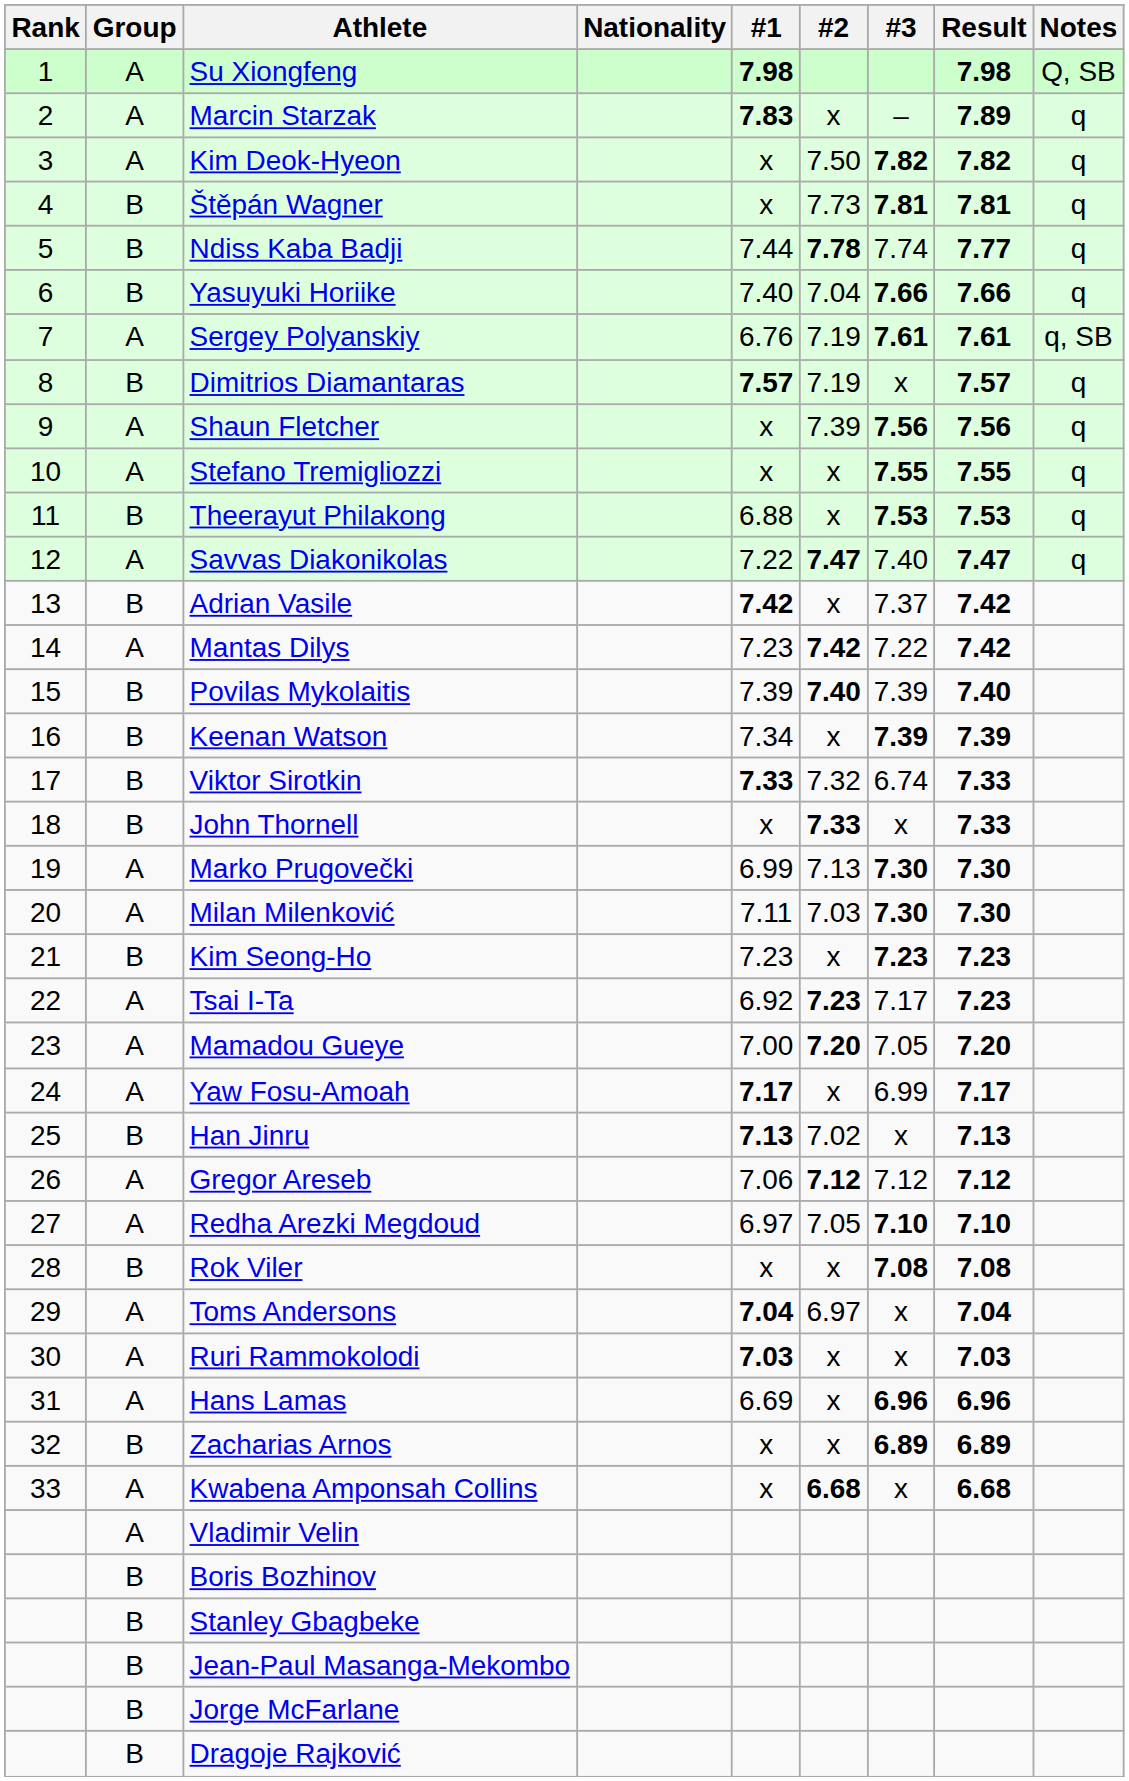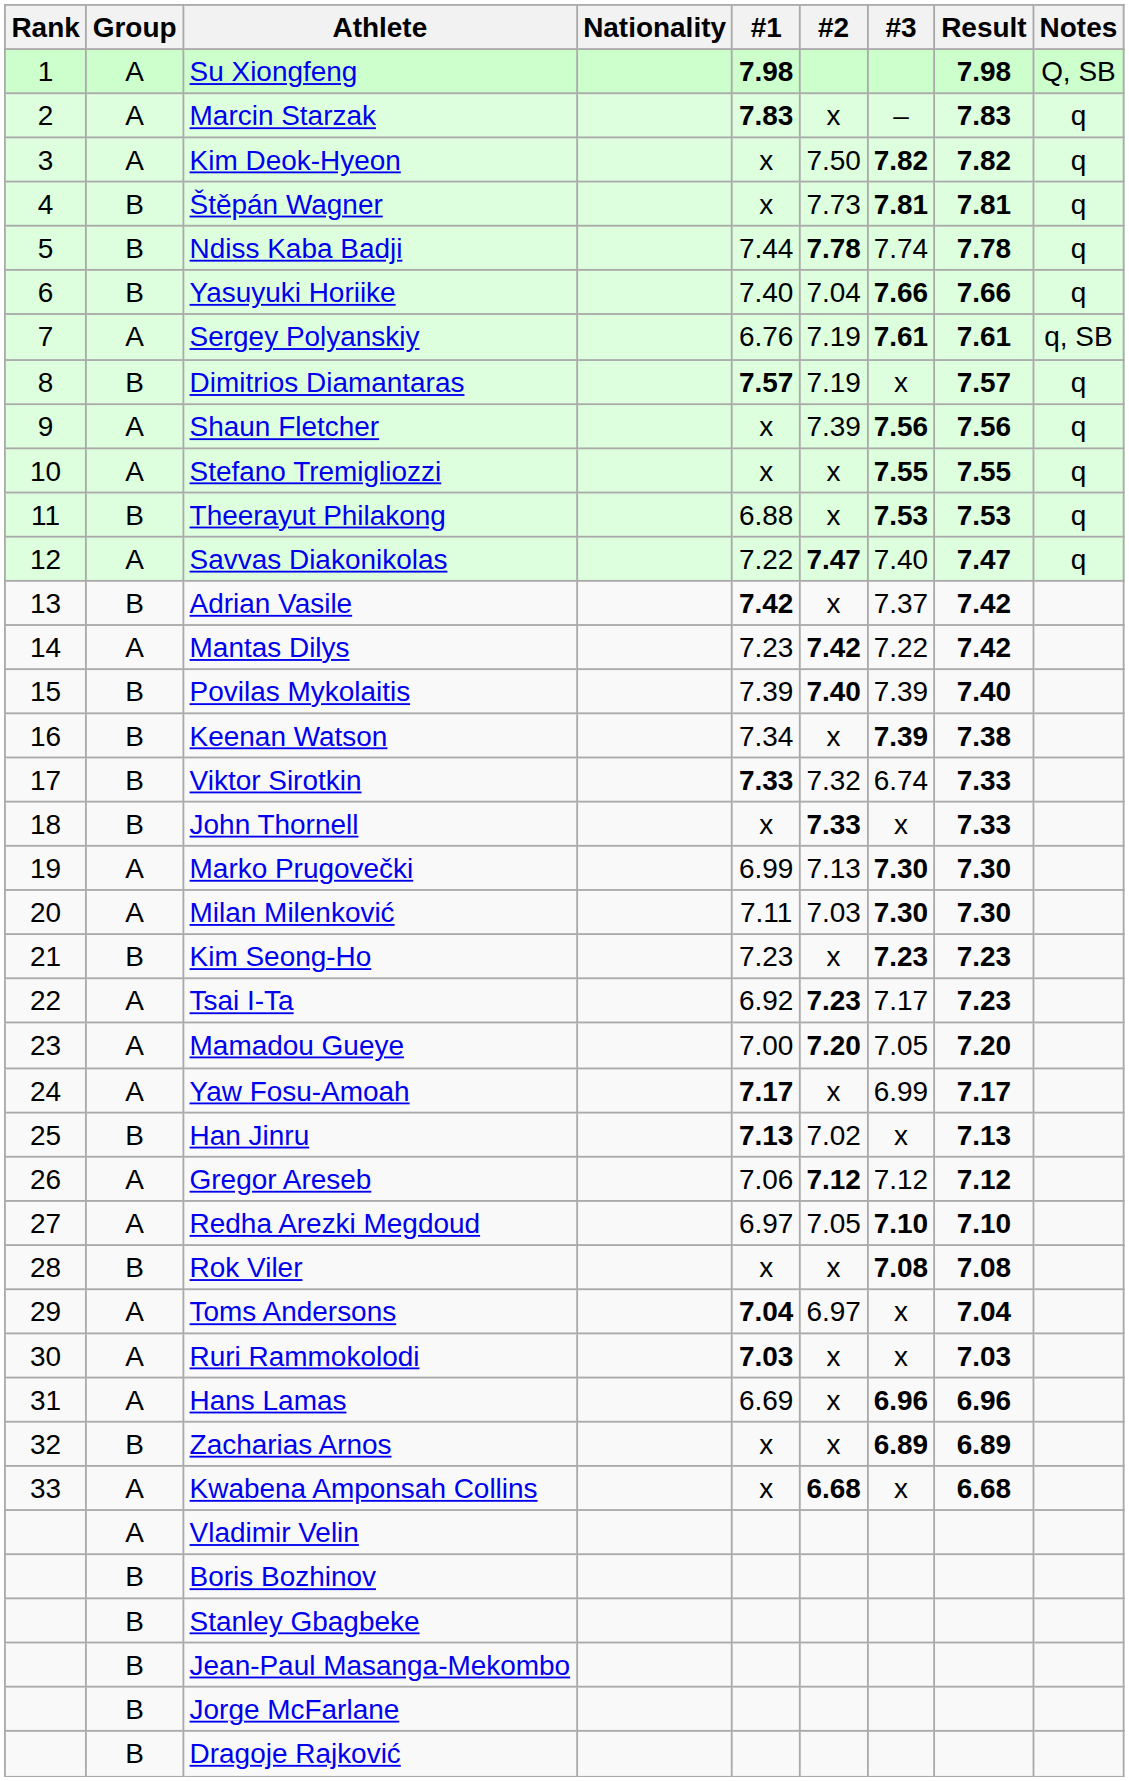(984, 116) 7.89 -> (984, 116) 7.83
(984, 249) 7.77 -> (984, 249) 7.78
(984, 736) 7.39 -> (984, 736) 7.38
